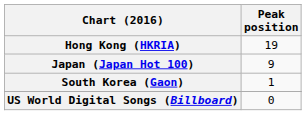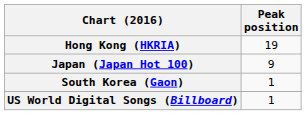(271, 100) 0 -> (271, 100) 1
